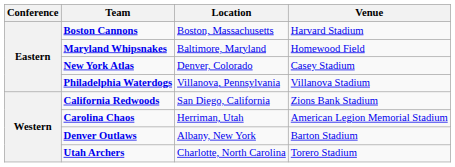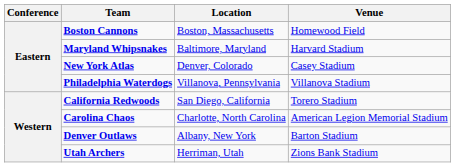(327, 30) Harvard Stadium -> (328, 30) Homewood Field
(328, 47) Homewood Field -> (327, 47) Harvard Stadium
(334, 100) Zions Bank Stadium -> (324, 100) Torero Stadium
(210, 117) Herriman, Utah -> (231, 117) Charlotte, North Carolina
(231, 152) Charlotte, North Carolina -> (210, 152) Herriman, Utah
(324, 152) Torero Stadium -> (334, 152) Zions Bank Stadium
